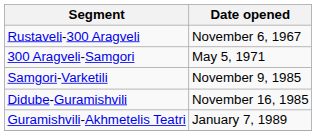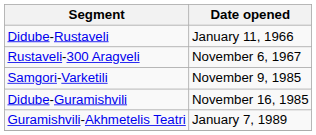+ row: (58, 36)
- row: (71, 57)
